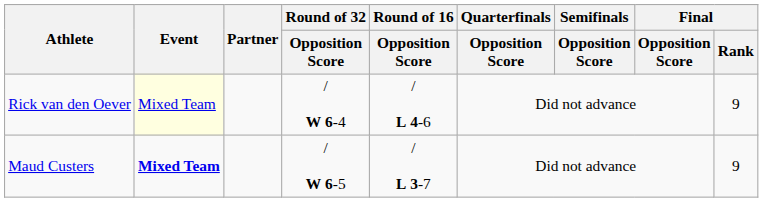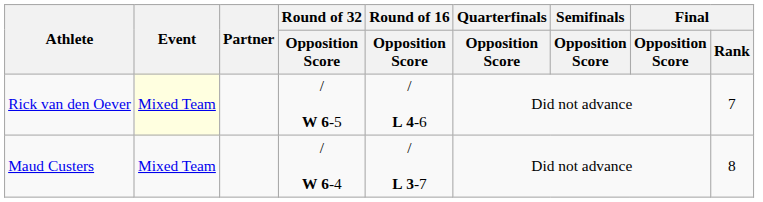(326, 104) / W 6-4 -> (322, 104) / W 6-5
(736, 104) 9 -> (732, 104) 7
(179, 166) bold -> (177, 166) normal
(326, 166) / W 6-5 -> (322, 166) / W 6-4
(736, 166) 9 -> (732, 166) 8
